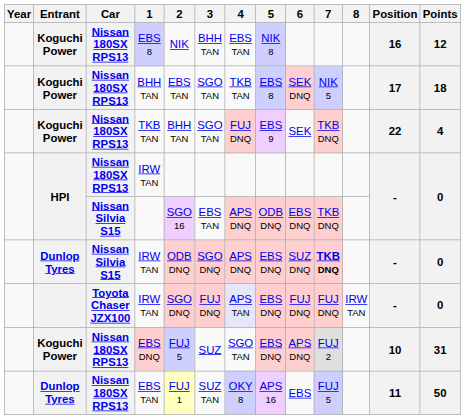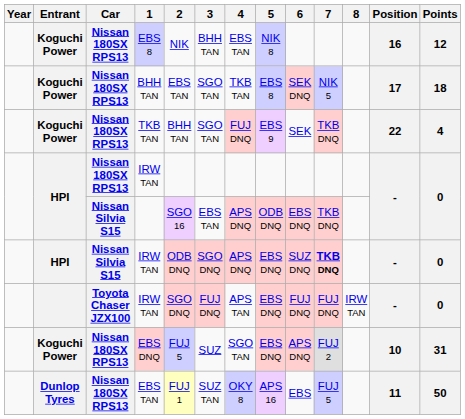(60, 262) Dunlop Tyres -> (60, 262) HPI
(241, 306) lavender background -> (241, 306) no background
